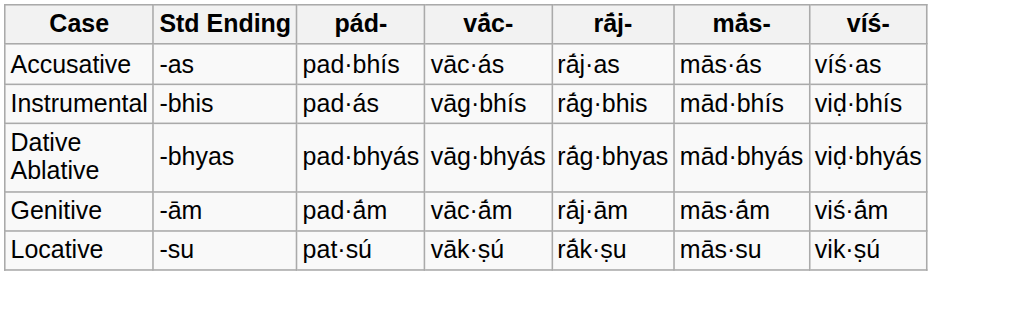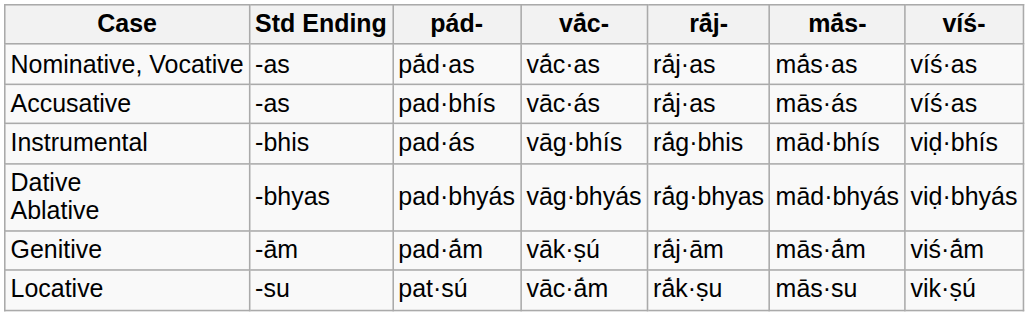+ row: (127, 63)
(472, 210) vāc·ā́m -> (563, 250) vāk·ṣú
(467, 250) vāk·ṣú -> (567, 289) vāc·ā́m
